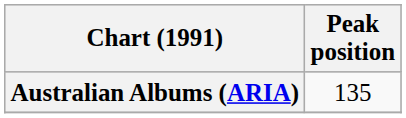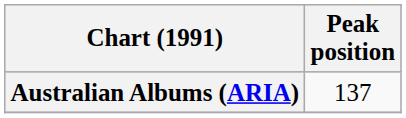(353, 91) 135 -> (353, 91) 137
